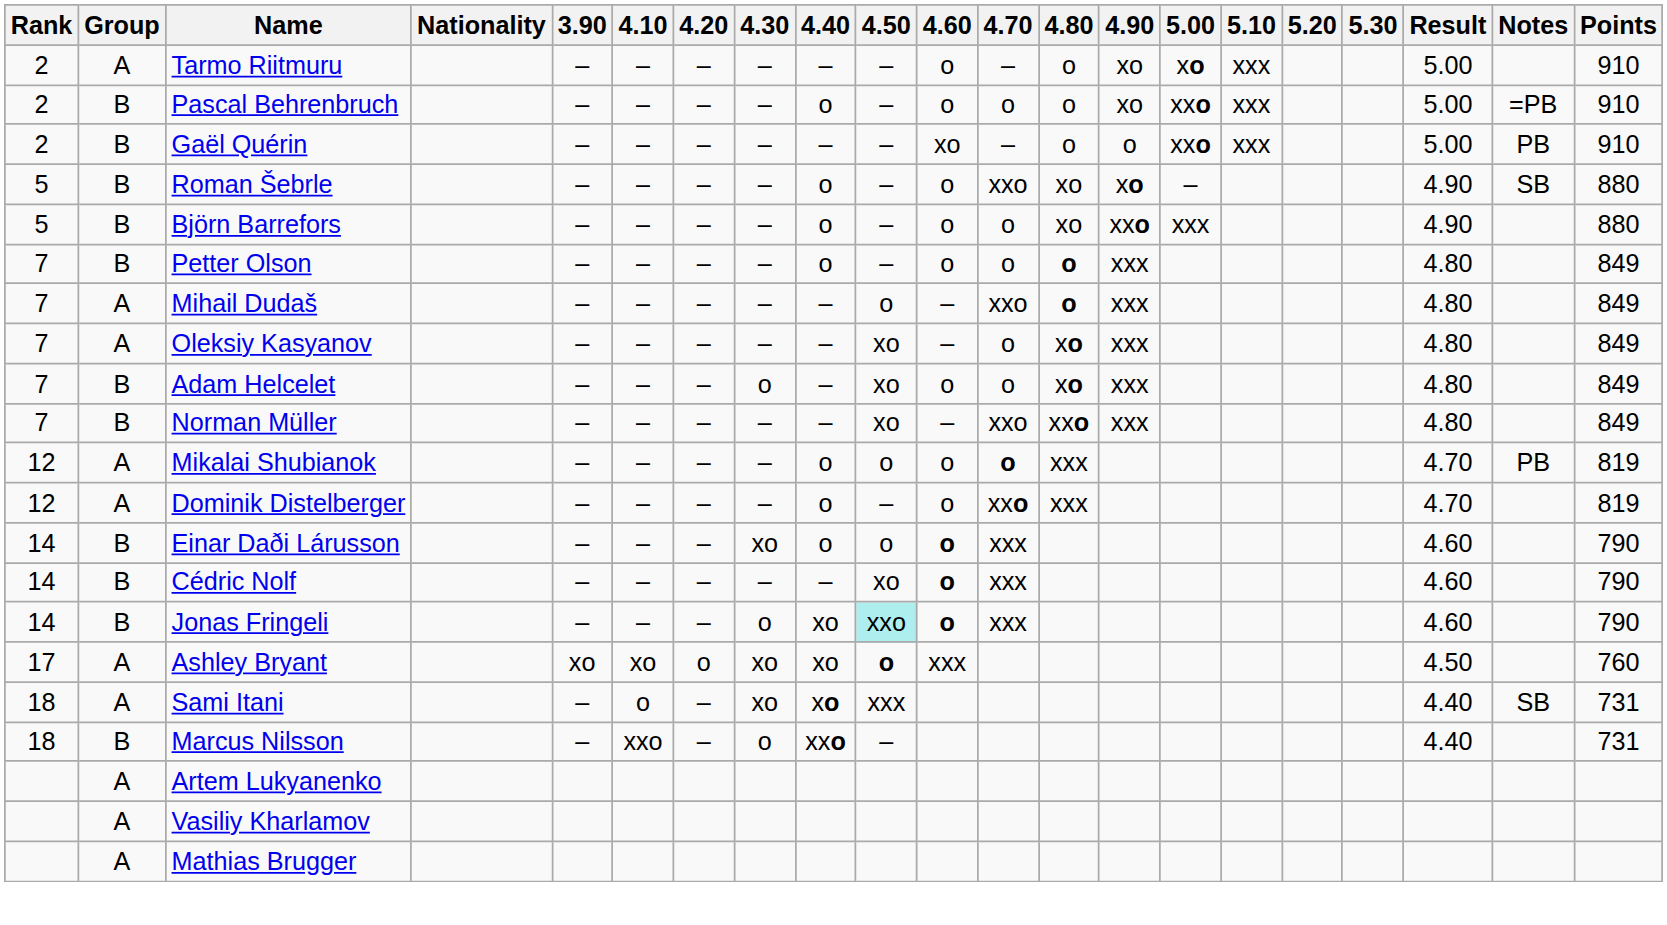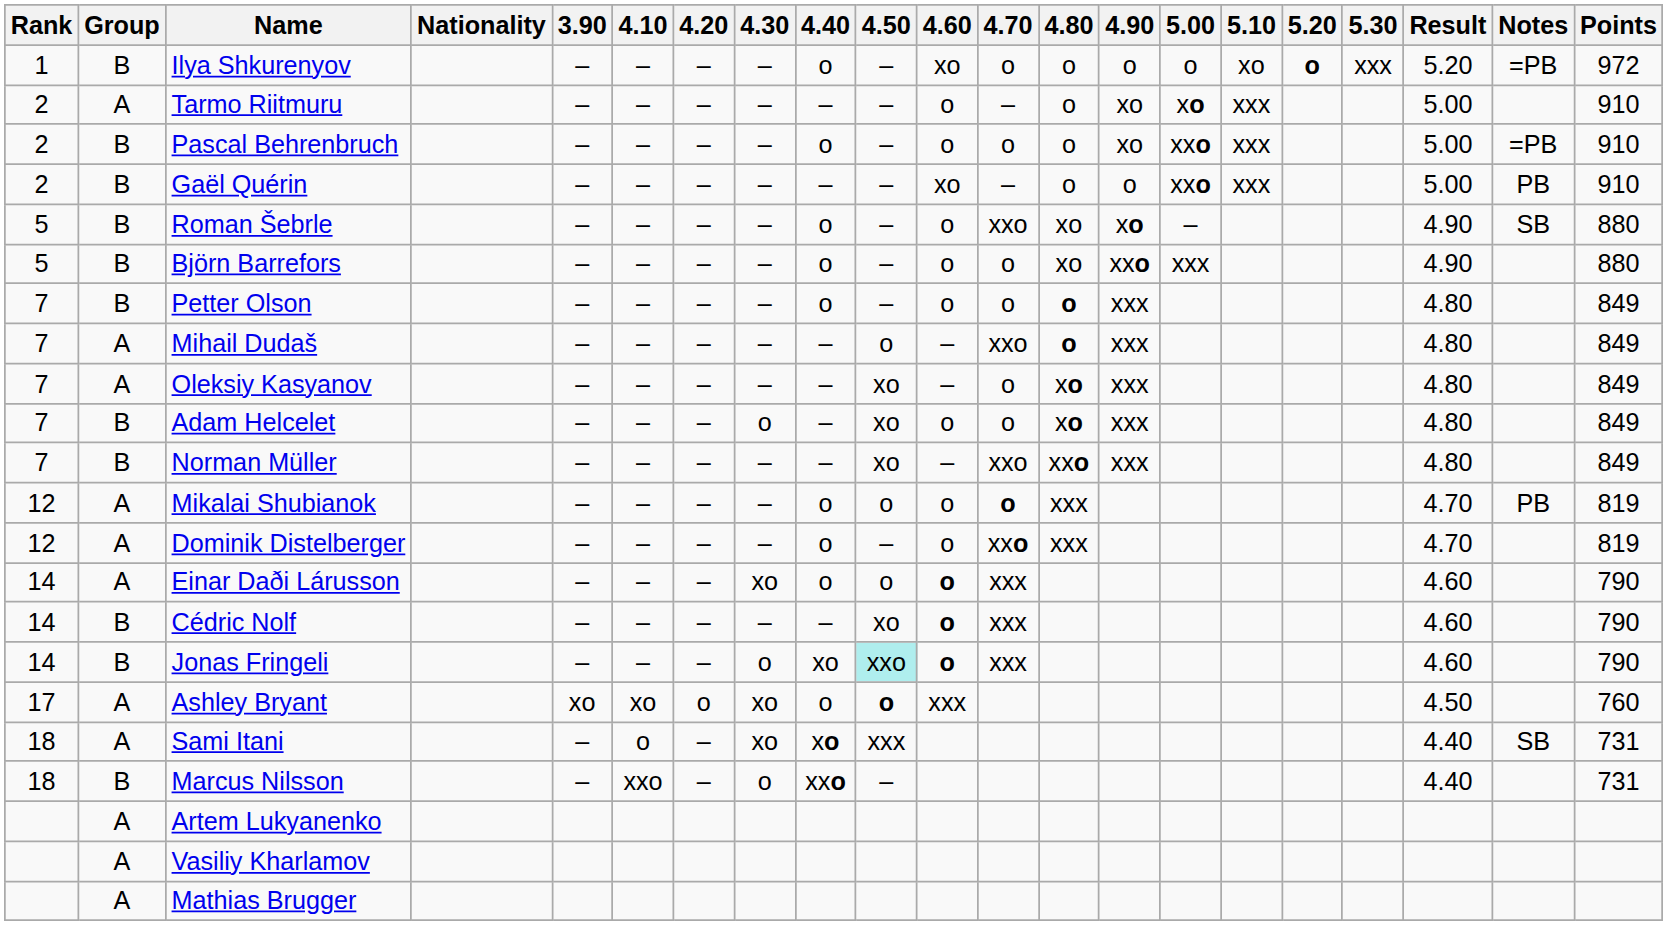+ row: (261, 65)
(122, 543) B -> (122, 583) A
(826, 662) xo -> (826, 702) o
